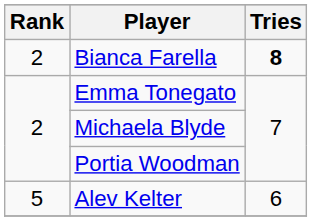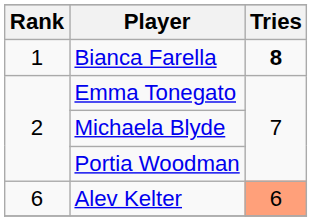(37, 57) 2 -> (37, 57) 1
(37, 198) 5 -> (37, 198) 6
(276, 198) no background -> (276, 198) lightsalmon background
